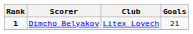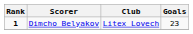(175, 23) 21 -> (175, 23) 23
